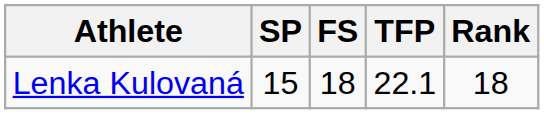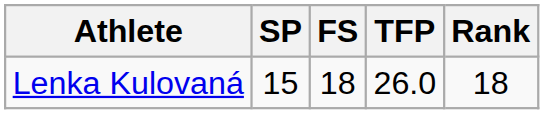(405, 82) 22.1 -> (405, 82) 26.0
